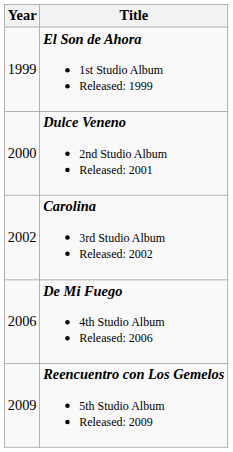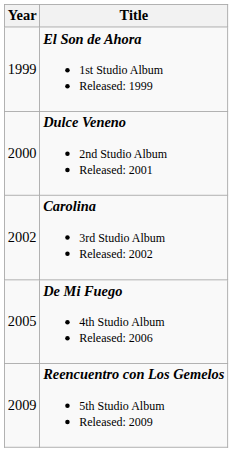(22, 321) 2006 -> (22, 321) 2005
